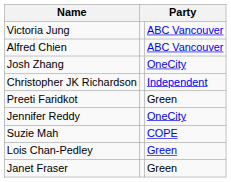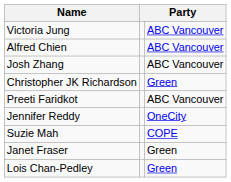(167, 64) OneCity -> (185, 64) ABC Vancouver
(177, 82) Independent -> (162, 82) Green
(162, 99) Green -> (185, 99) ABC Vancouver
rows swapped: (50, 151) <-> (37, 168)
